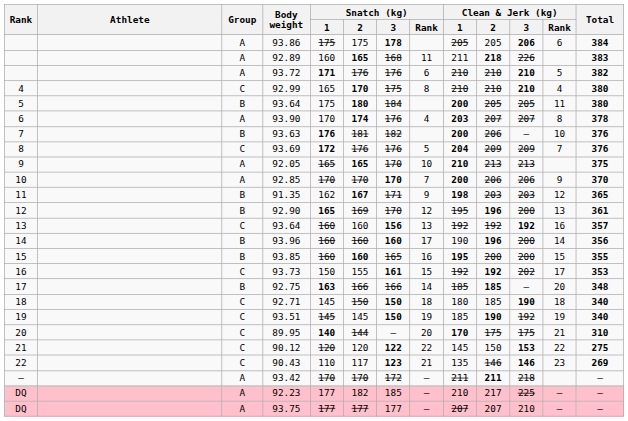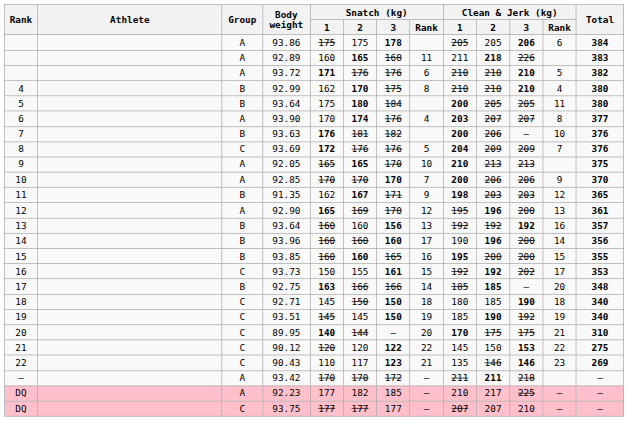(242, 88) C -> (242, 88) B
(327, 88) 165 -> (327, 88) 162
(600, 119) 378 -> (600, 119) 377
(242, 210) B -> (242, 210) A
(242, 226) C -> (242, 226) B
(242, 409) A -> (242, 409) C
